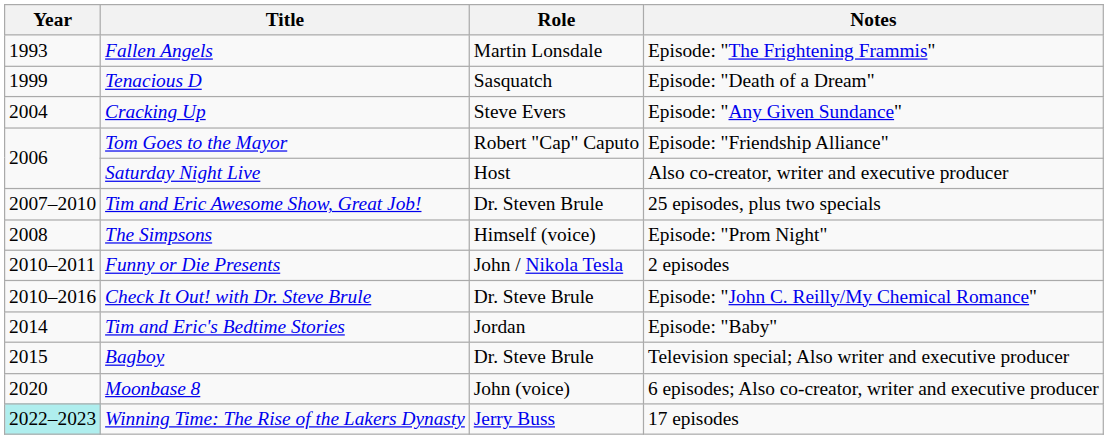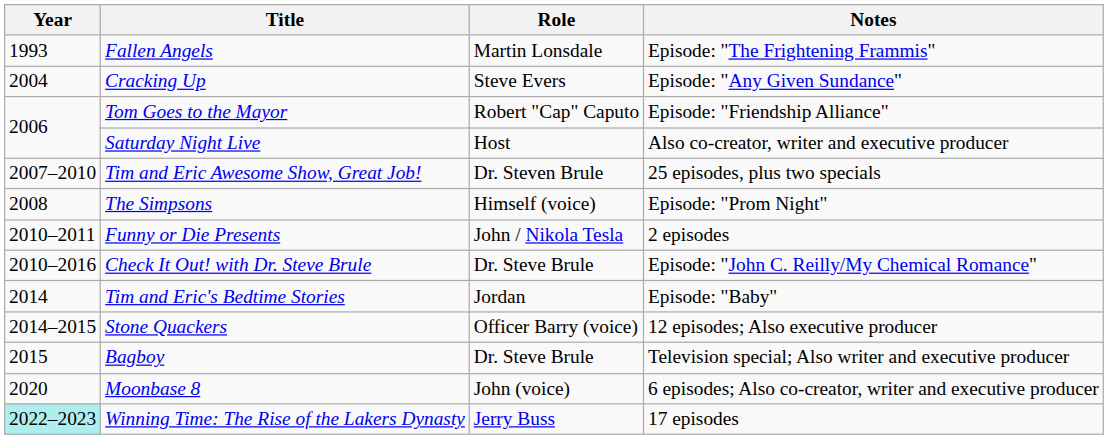- row: (153, 81)
+ row: (166, 326)
